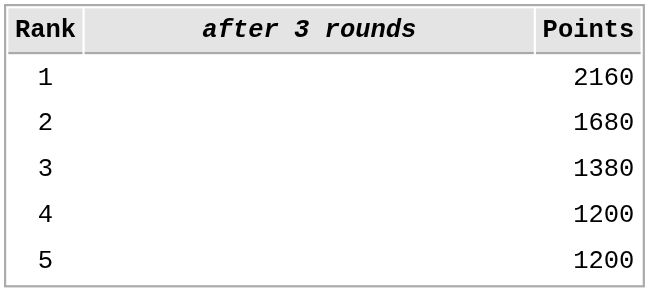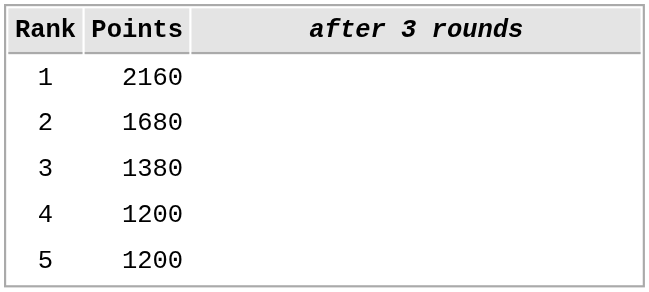columns swapped: (309, 30) <-> (588, 30)
